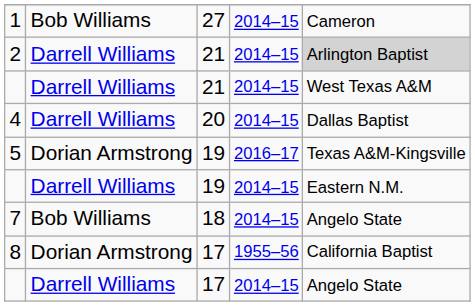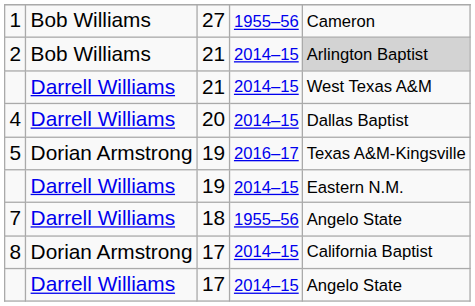(266, 21) 2014–15 -> (266, 21) 1955–56
(103, 53) Darrell Williams -> (91, 53) Bob Williams
(91, 218) Bob Williams -> (103, 218) Darrell Williams
(266, 219) 2014–15 -> (266, 219) 1955–56
(266, 252) 1955–56 -> (266, 252) 2014–15
